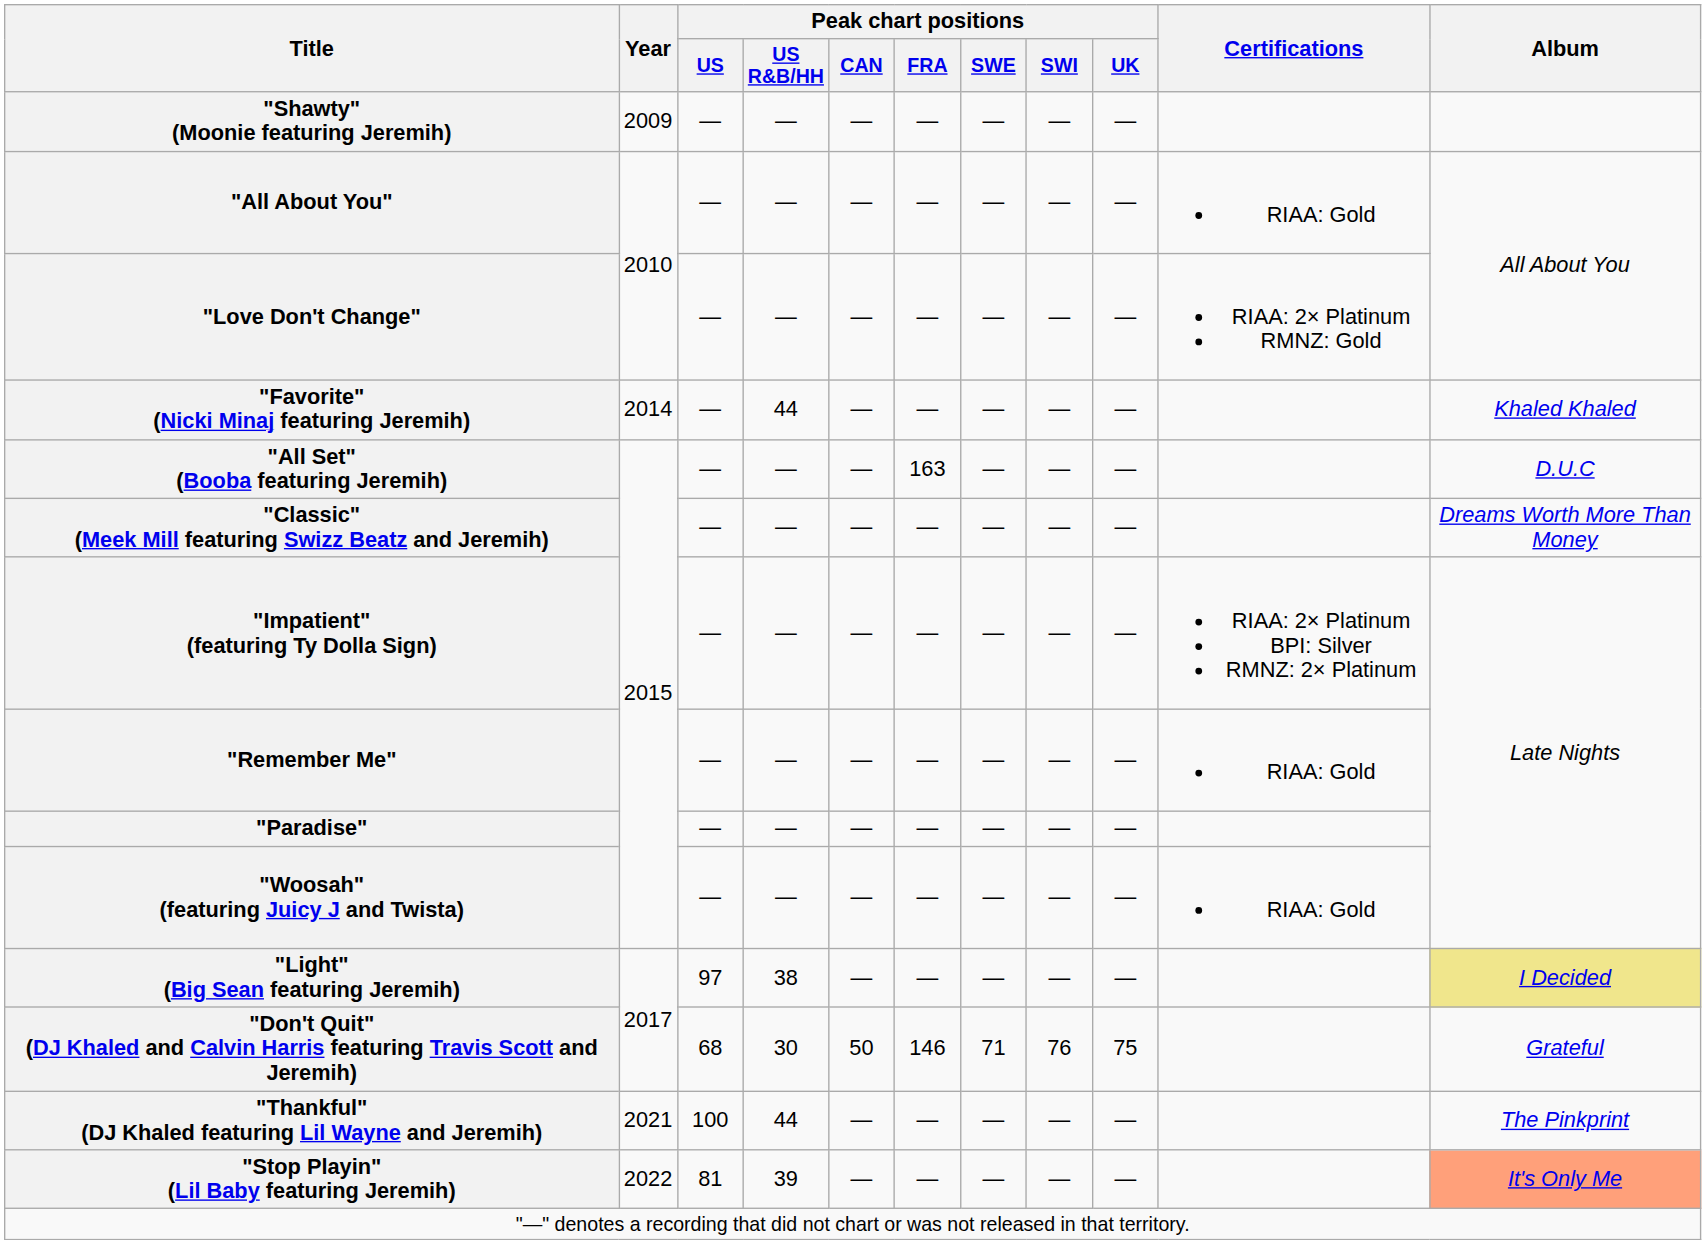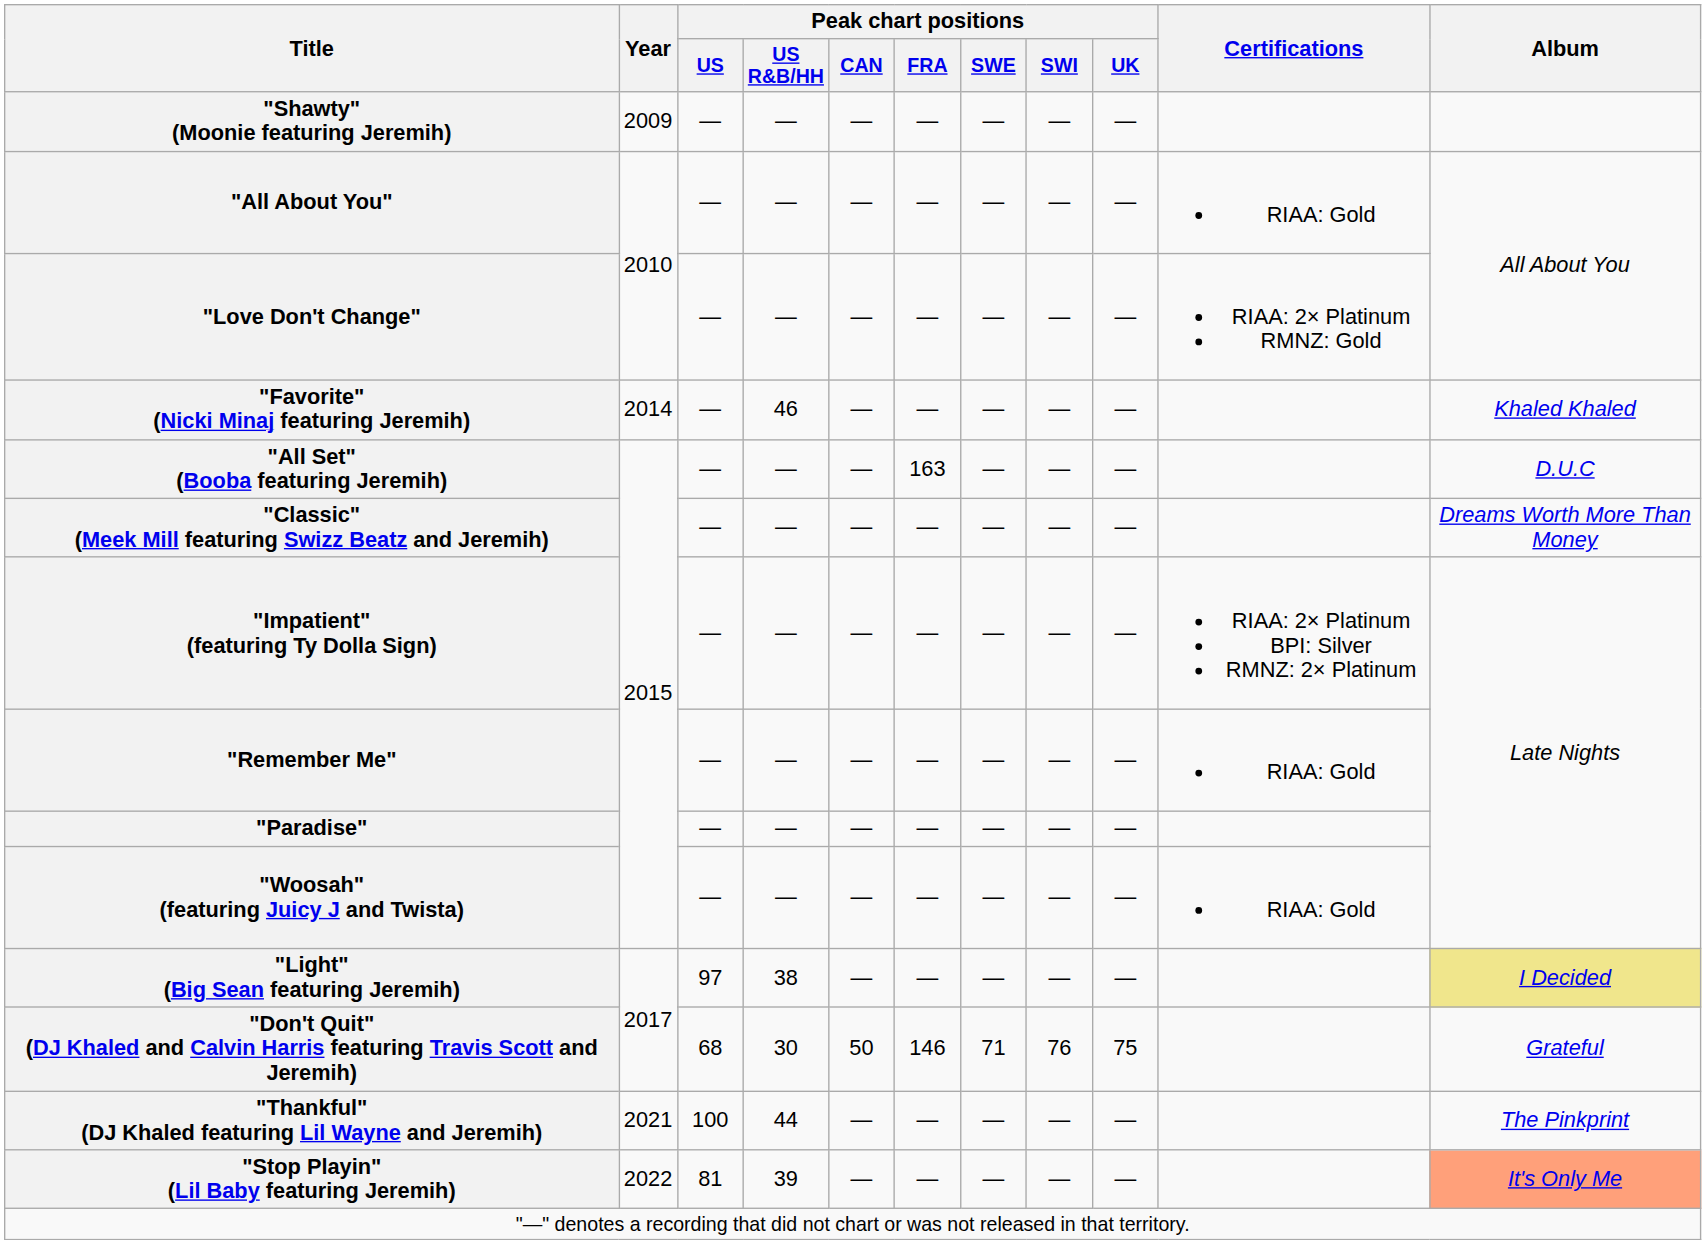(786, 409) 44 -> (786, 409) 46
